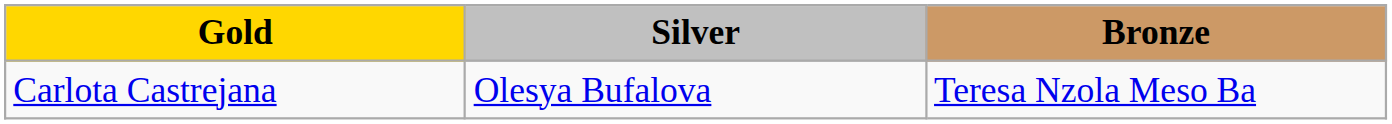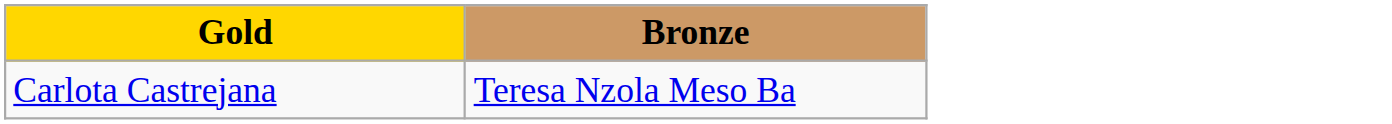- column: (696, 32)
